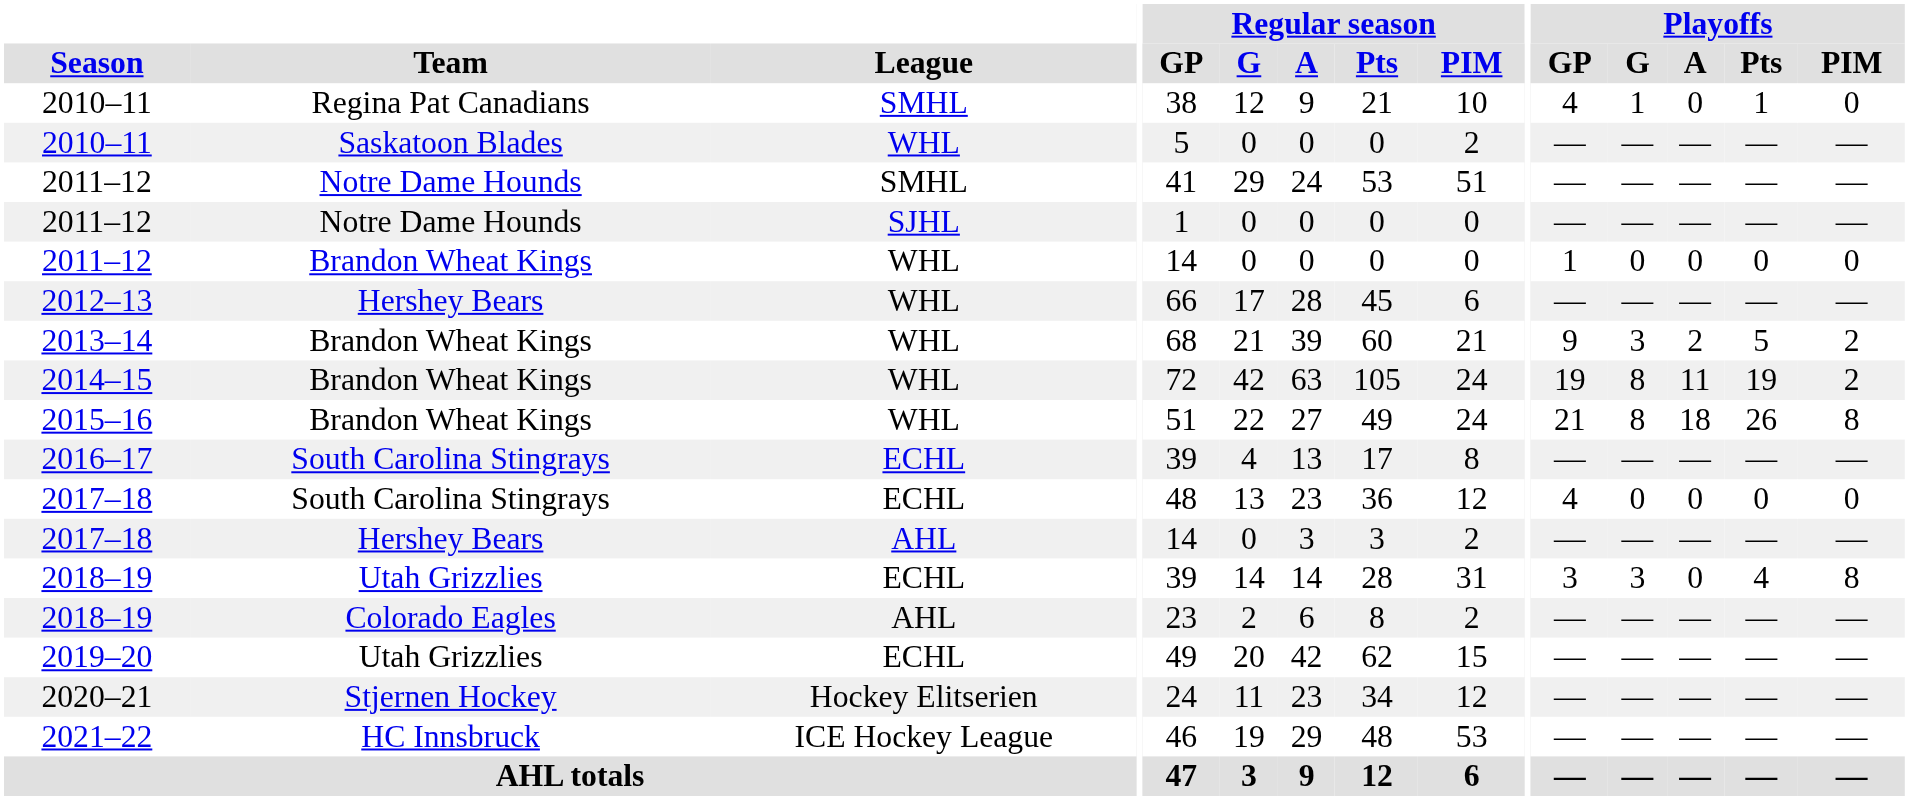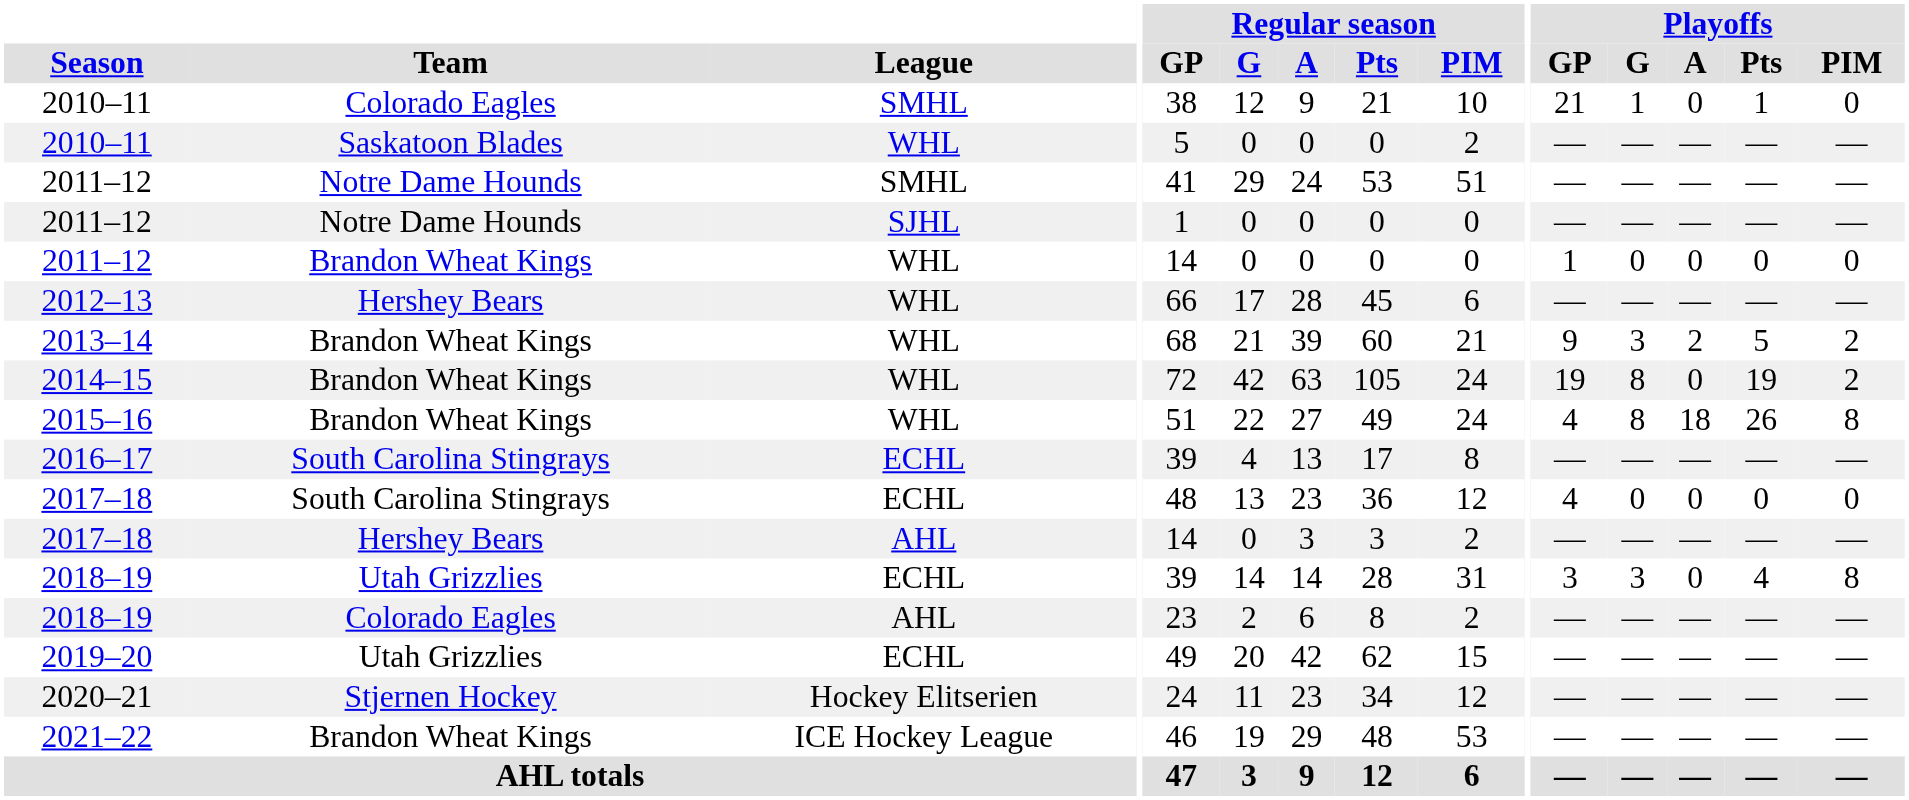(451, 102) Regina Pat Canadians -> (451, 102) Colorado Eagles
(1570, 102) 4 -> (1570, 102) 21
(1695, 379) 11 -> (1695, 379) 0
(1570, 419) 21 -> (1570, 419) 4
(451, 736) HC Innsbruck -> (451, 736) Brandon Wheat Kings
